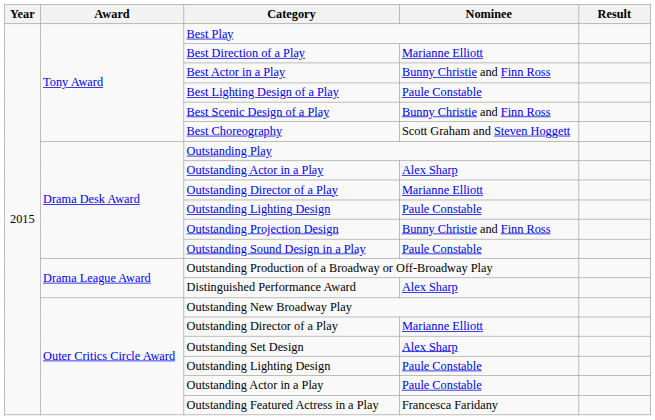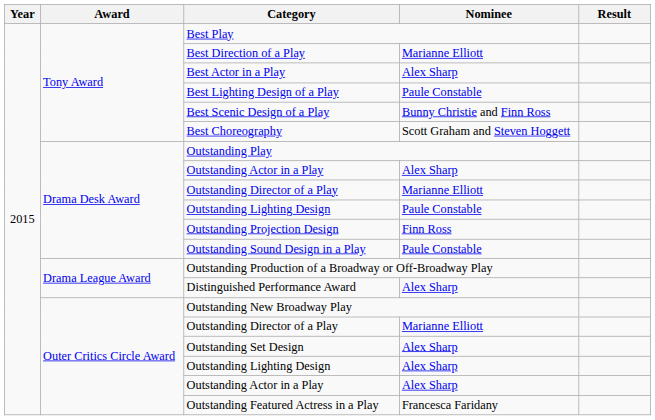(476, 72) Bunny Christie and Finn Ross -> (430, 72) Alex Sharp
(476, 229) Bunny Christie and Finn Ross -> (427, 229) Finn Ross
(442, 365) Paule Constable -> (430, 365) Alex Sharp
(442, 385) Paule Constable -> (430, 385) Alex Sharp
